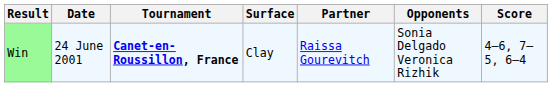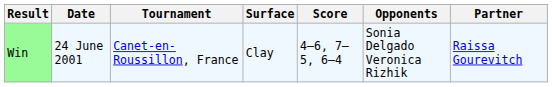columns swapped: (346, 14) <-> (515, 14)
(176, 53) bold -> (176, 53) normal
